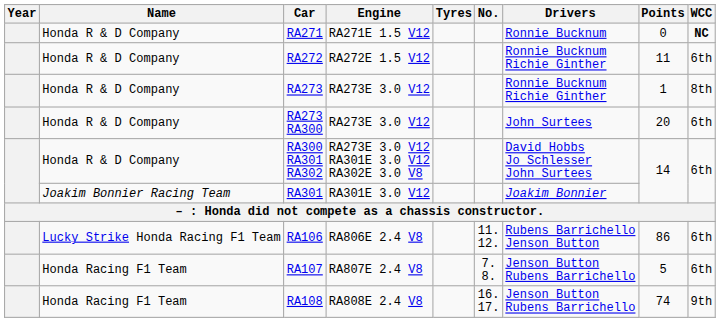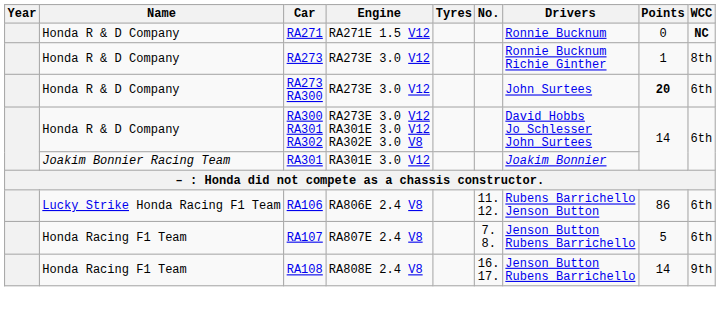- row: (305, 59)
(663, 123) normal -> (663, 91) bold
(663, 302) 74 -> (663, 270) 14
